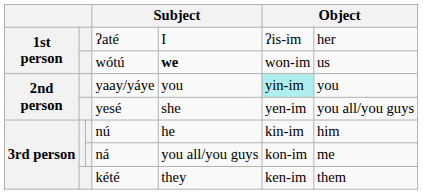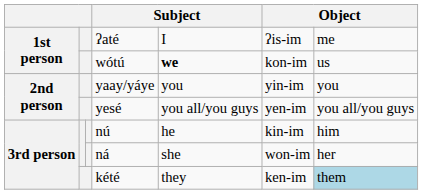(326, 39) her -> (326, 39) me
(288, 62) won-im -> (286, 62) kon-im
(284, 85) paleturquoise background -> (284, 85) no background
(171, 108) she -> (210, 108) you all/you guys
(210, 154) you all/you guys -> (171, 154) she
(286, 154) kon-im -> (288, 154) won-im
(326, 154) me -> (326, 154) her
(332, 177) no background -> (332, 177) lightblue background
